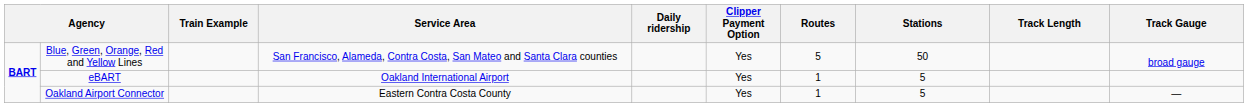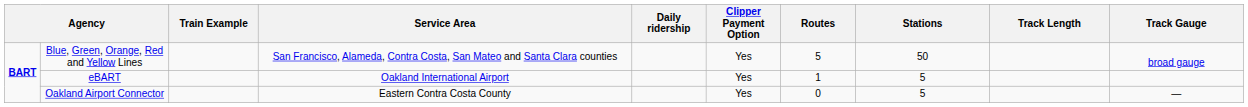(818, 94) 1 -> (818, 94) 0
